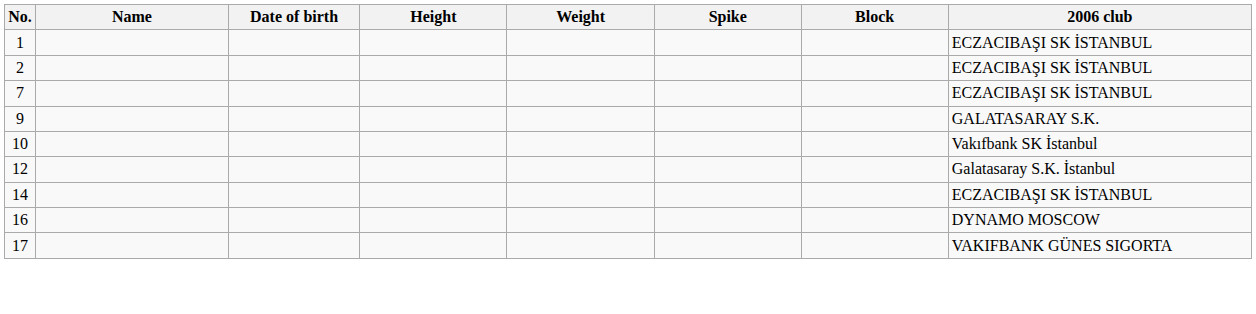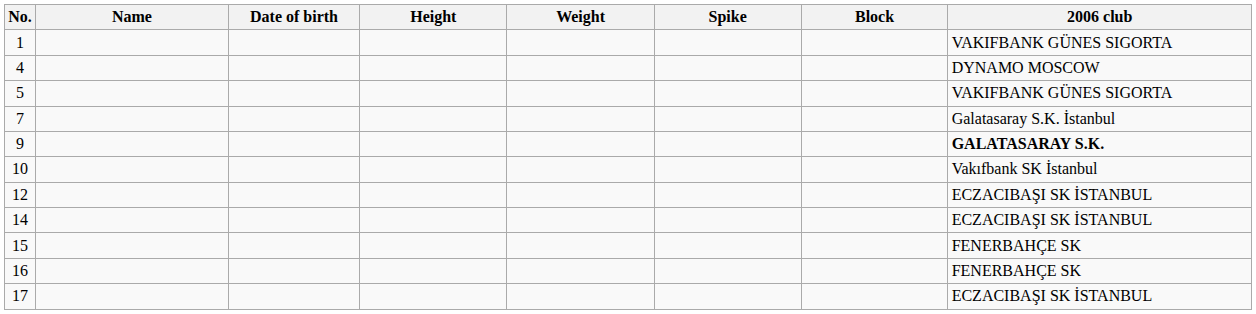(1052, 42) ECZACIBAŞI SK İSTANBUL -> (1062, 42) VAKIFBANK GÜNES SIGORTA
- row: (20, 67)
+ row: (20, 67)
+ row: (20, 93)
(1052, 93) ECZACIBAŞI SK İSTANBUL -> (1033, 118) Galatasaray S.K. İstanbul
(1025, 118) normal -> (1028, 144) bold
(1034, 169) Galatasaray S.K. İstanbul -> (1052, 194) ECZACIBAŞI SK İSTANBUL
+ row: (20, 245)
(1026, 220) DYNAMO MOSCOW -> (1016, 270) FENERBAHÇE SK
(1062, 245) VAKIFBANK GÜNES SIGORTA -> (1052, 296) ECZACIBAŞI SK İSTANBUL
